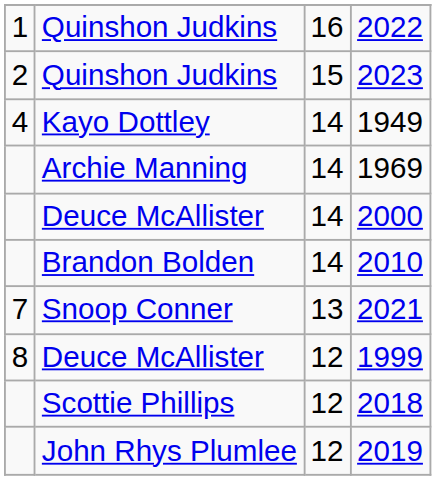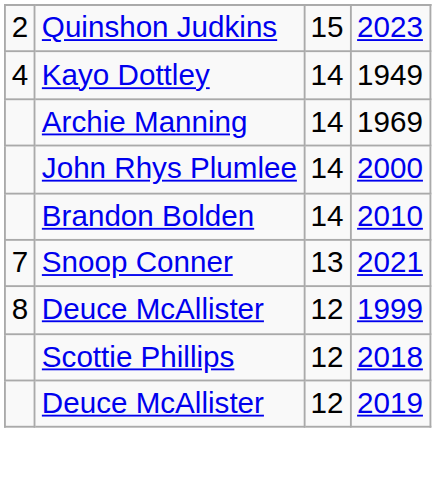- row: (390, 27)
(153, 215) Deuce McAllister -> (169, 168) John Rhys Plumlee
(169, 450) John Rhys Plumlee -> (153, 403) Deuce McAllister
